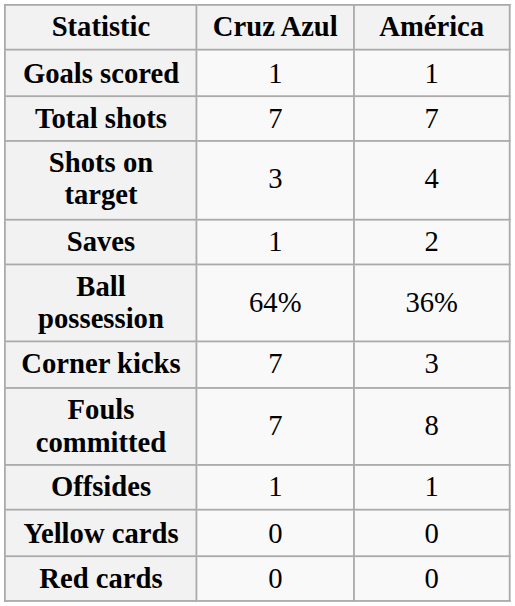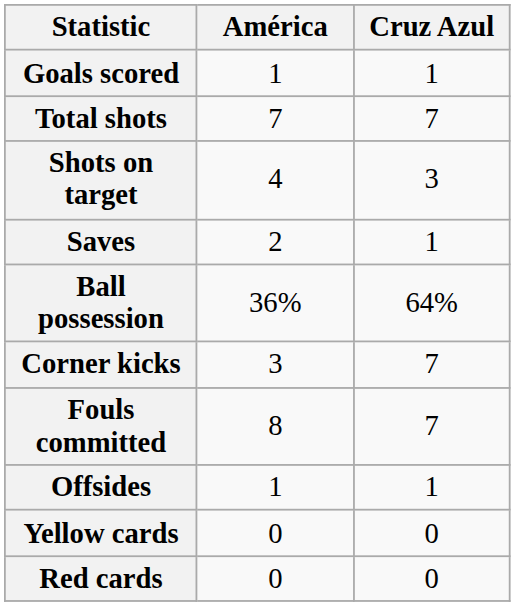columns swapped: (275, 27) <-> (432, 27)
